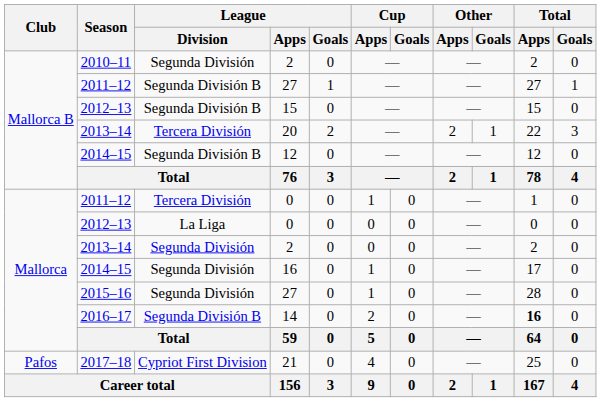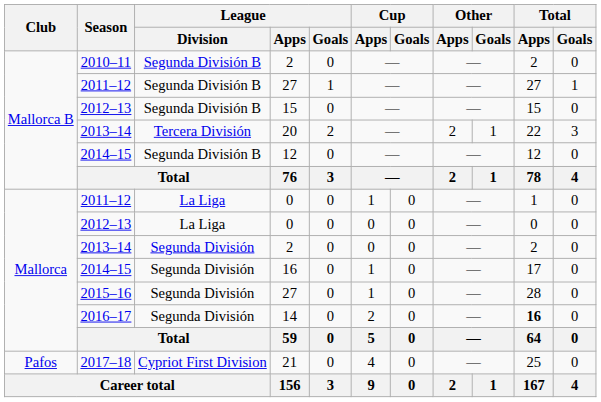(202, 62) Segunda División -> (202, 62) Segunda División B
(202, 200) Tercera División -> (202, 200) La Liga
(202, 316) Segunda División B -> (202, 316) Segunda División
